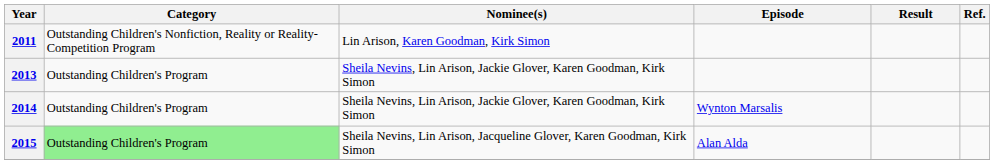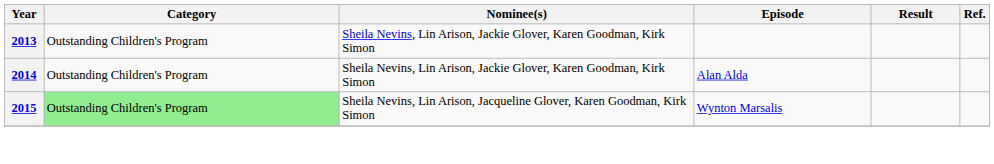- row: (24, 41)
(740, 108) Wynton Marsalis -> (722, 75) Alan Alda
(722, 142) Alan Alda -> (740, 108) Wynton Marsalis
